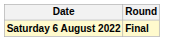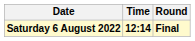+ column: (138, 12)
